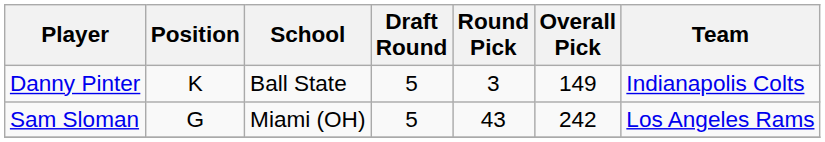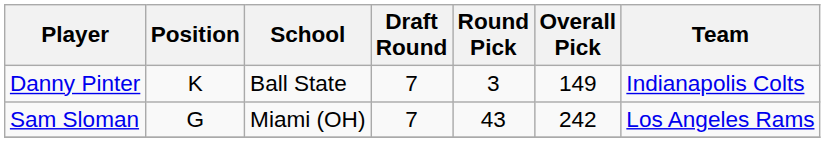(412, 83) 5 -> (412, 83) 7
(412, 119) 5 -> (412, 119) 7
